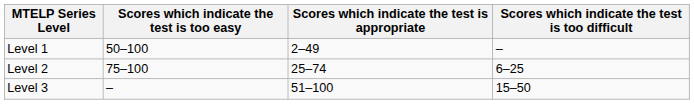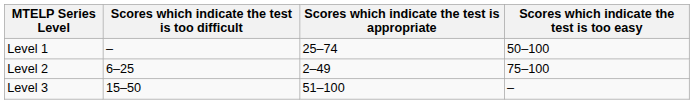columns swapped: (591, 21) <-> (196, 21)
(305, 48) 2–49 -> (320, 48) 25–74
(309, 68) 25–74 -> (317, 68) 2–49
